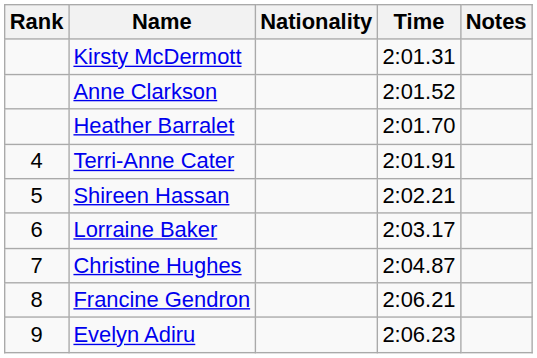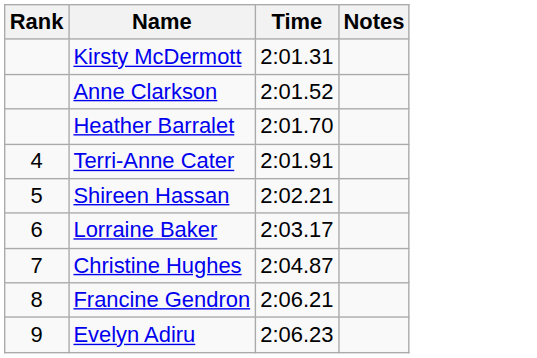- column: (316, 21)
